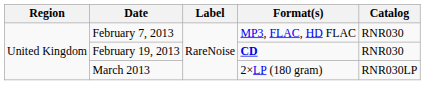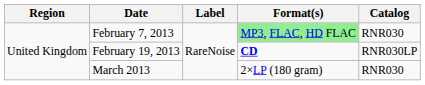(298, 32) no background -> (298, 32) lightgreen background
(382, 51) RNR030 -> (389, 51) RNR030LP
(389, 70) RNR030LP -> (382, 70) RNR030
